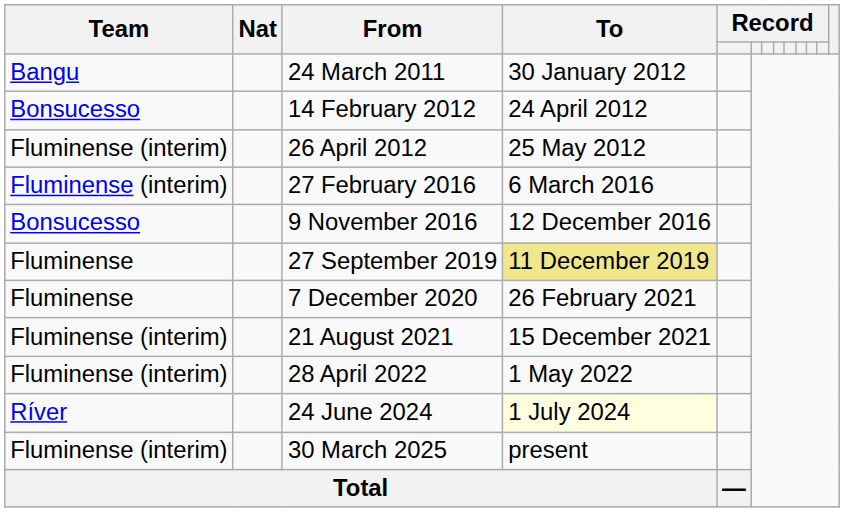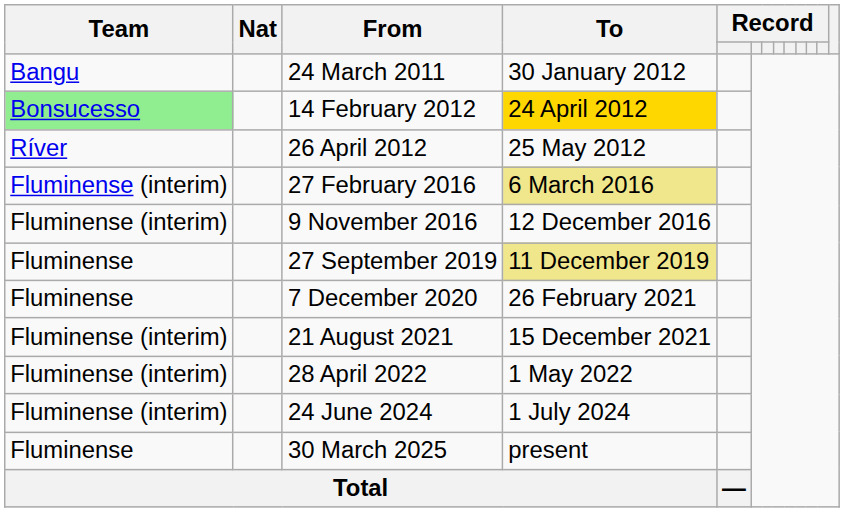(75, 110) no background -> (75, 110) lightgreen background
(578, 110) no background -> (578, 110) gold background
(119, 147) Fluminense (interim) -> (39, 147) Ríver
(581, 185) no background -> (581, 185) khaki background
(75, 223) Bonsucesso -> (119, 223) Fluminense (interim)
(39, 412) Ríver -> (119, 412) Fluminense (interim)
(569, 412) lightyellow background -> (569, 412) no background
(119, 450) Fluminense (interim) -> (72, 450) Fluminense
